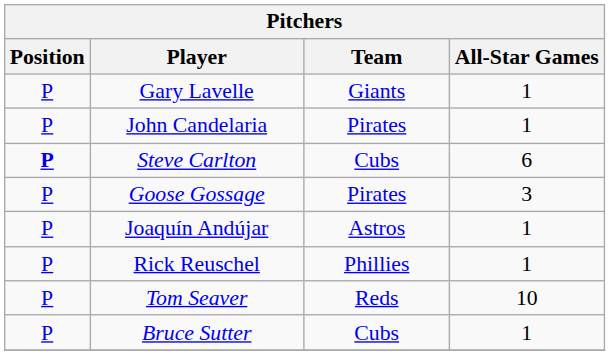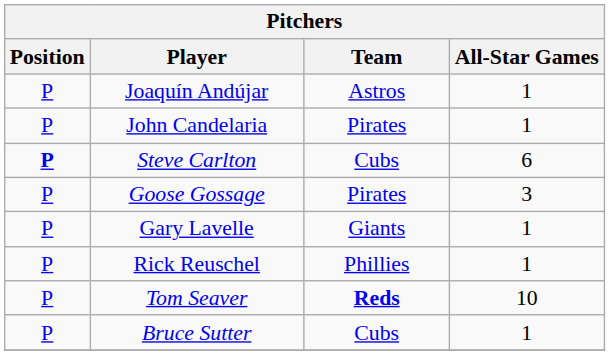rows swapped: (197, 228) <-> (197, 90)
(377, 297) normal -> (377, 297) bold
